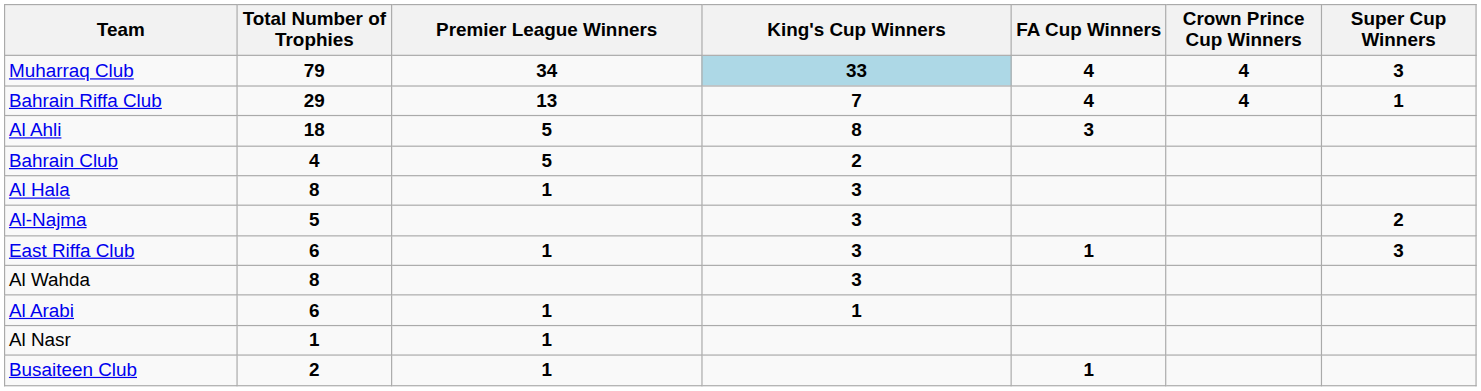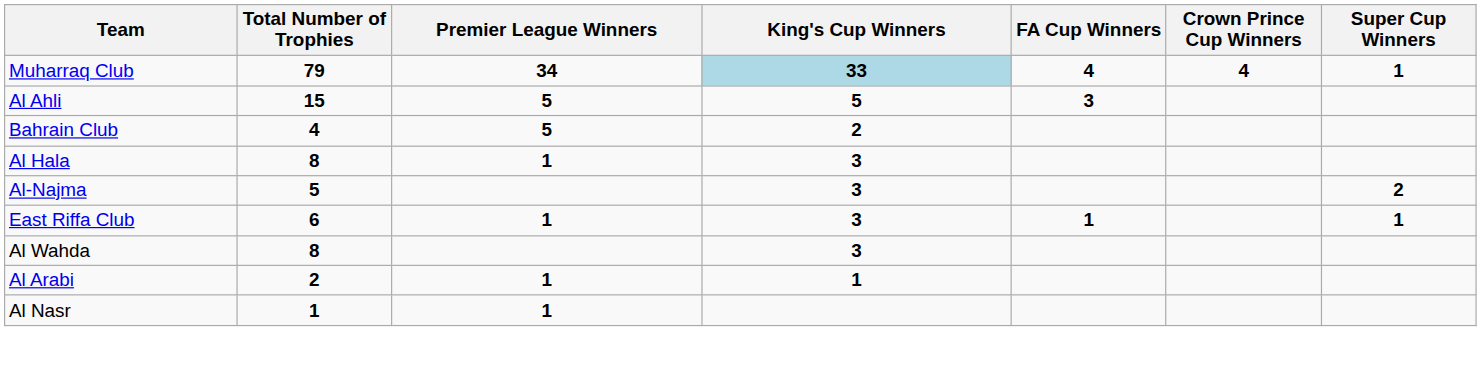(1399, 70) 3 -> (1399, 70) 1
- row: (85, 100)
(314, 130) 18 -> (314, 100) 15
(856, 130) 8 -> (856, 100) 5
(1399, 250) 3 -> (1399, 220) 1
(314, 310) 6 -> (314, 280) 2
- row: (73, 370)
